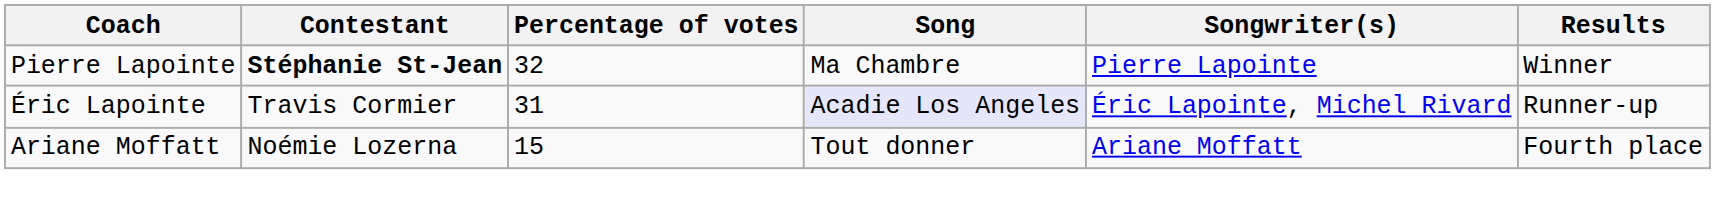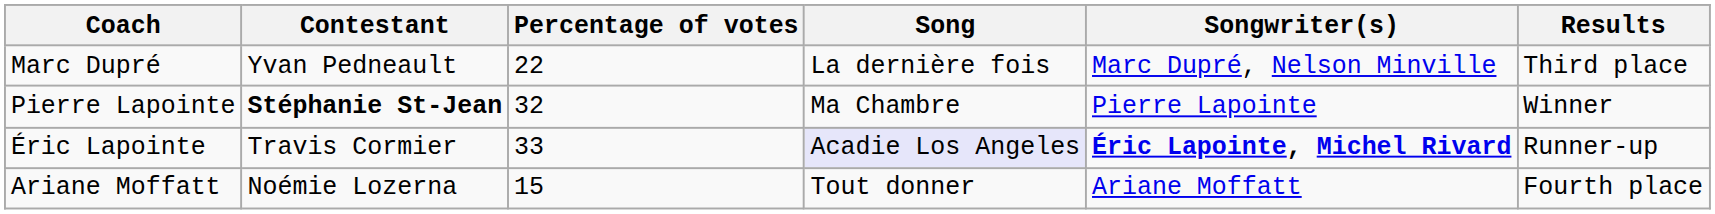+ row: (86, 66)
(529, 107) 31 -> (529, 147) 33
(1302, 107) normal -> (1302, 147) bold
